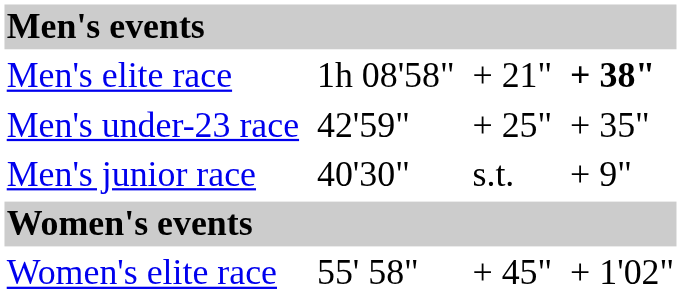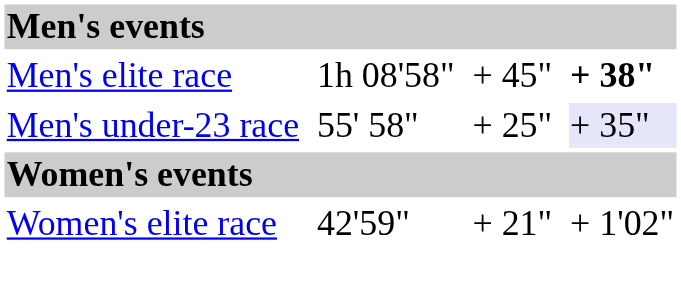(512, 75) + 21" -> (512, 75) + 45"
(363, 124) 42'59" -> (368, 124) 55' 58"
(610, 124) no background -> (610, 124) lavender background
- row: (131, 174)
(368, 272) 55' 58" -> (363, 223) 42'59"
(512, 272) + 45" -> (512, 223) + 21"
